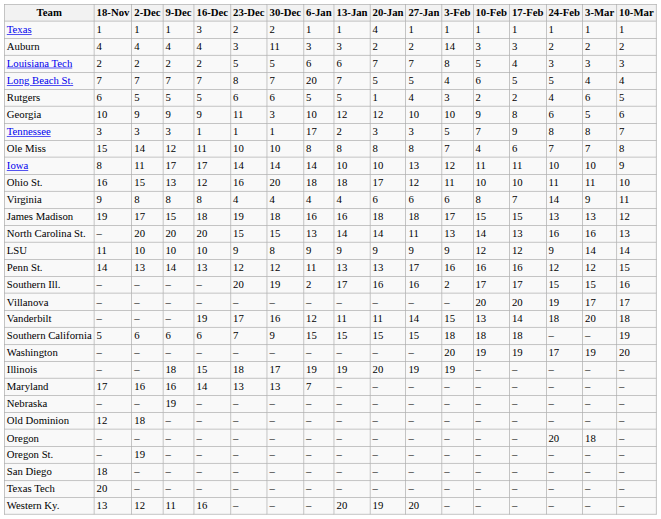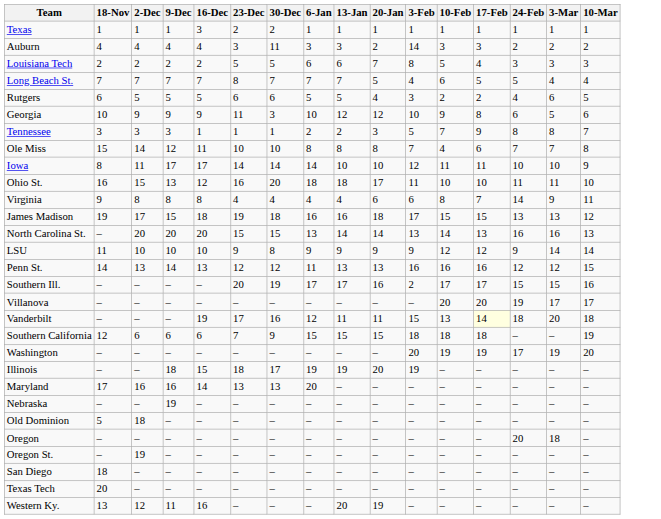- column: (424, 13)
(375, 30) 4 -> (375, 30) 1
(311, 81) 20 -> (309, 81) 7
(375, 98) 1 -> (375, 98) 4
(311, 132) 17 -> (309, 132) 2
(309, 285) 2 -> (311, 285) 17
(517, 319) no background -> (481, 319) lightyellow background
(99, 336) 5 -> (102, 336) 12
(309, 387) 7 -> (311, 387) 20
(102, 421) 12 -> (99, 421) 5
